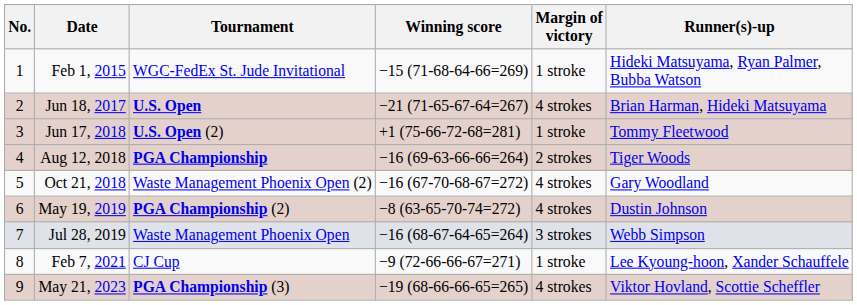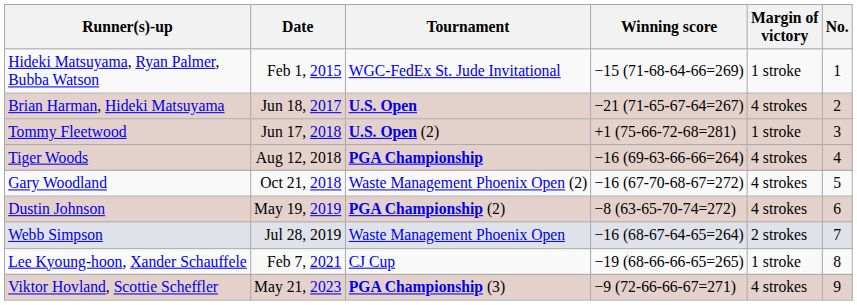columns swapped: (20, 26) <-> (729, 26)
(563, 157) 2 strokes -> (779, 157) 4 strokes
(563, 235) 3 strokes -> (779, 235) 2 strokes
(450, 261) −9 (72-66-66-67=271) -> (669, 261) −19 (68-66-66-65=265)
(454, 287) −19 (68-66-66-65=265) -> (665, 287) −9 (72-66-66-67=271)
